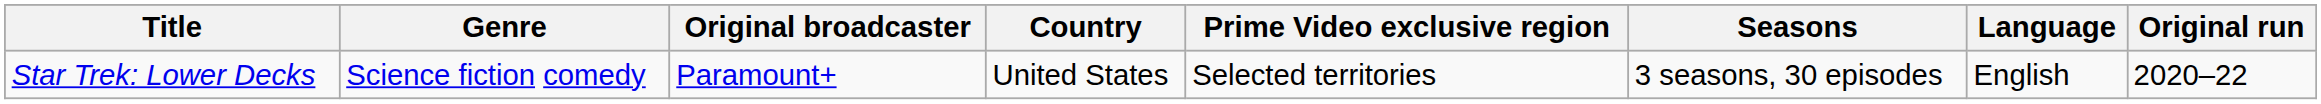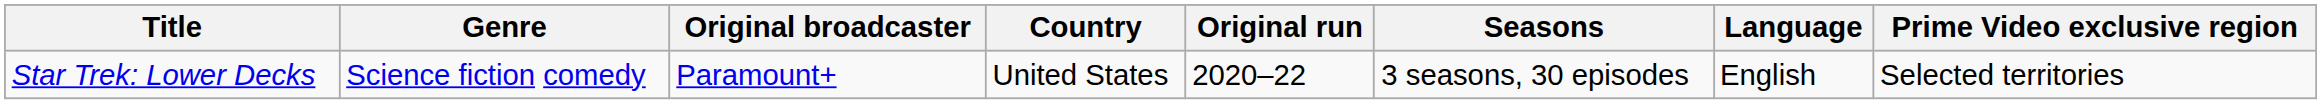columns swapped: (1407, 27) <-> (2222, 27)
